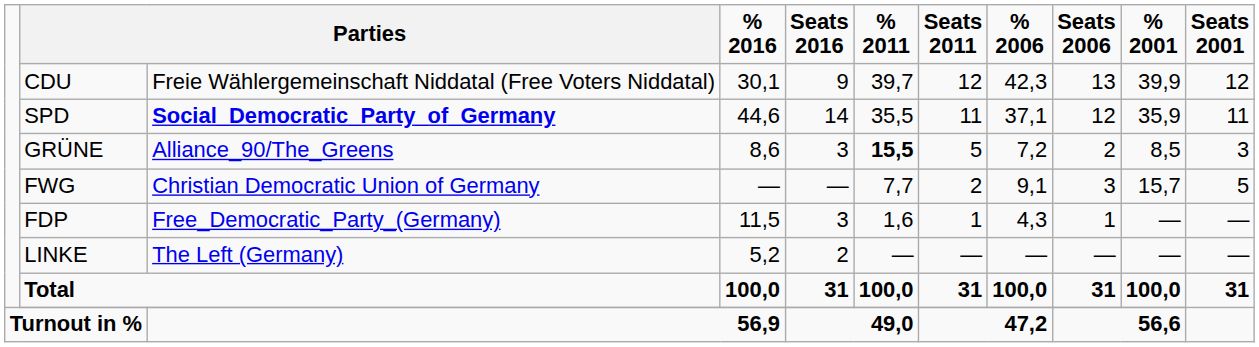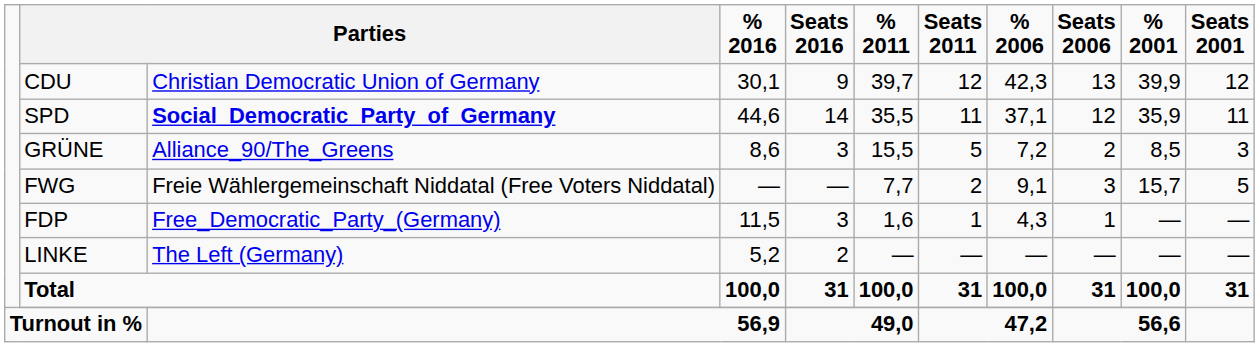(434, 81) Freie Wählergemeinschaft Niddatal (Free Voters Niddatal) -> (346, 81) Christian Democratic Union of Germany
(892, 150) bold -> (892, 150) normal
(346, 185) Christian Democratic Union of Germany -> (434, 185) Freie Wählergemeinschaft Niddatal (Free Voters Niddatal)
